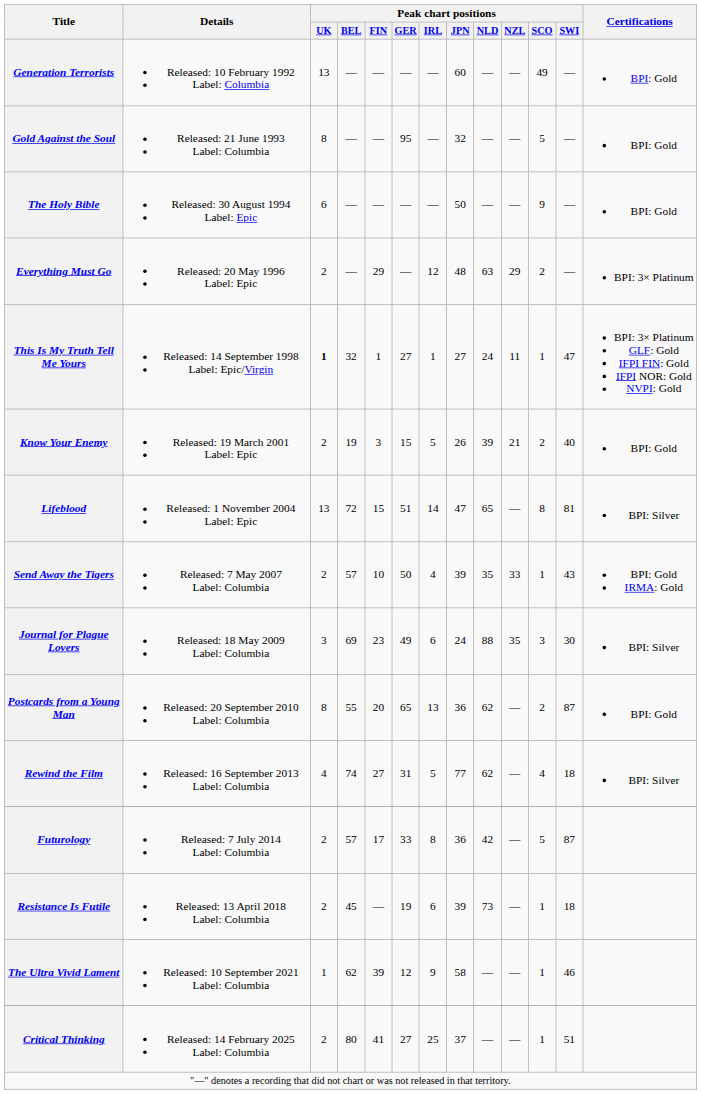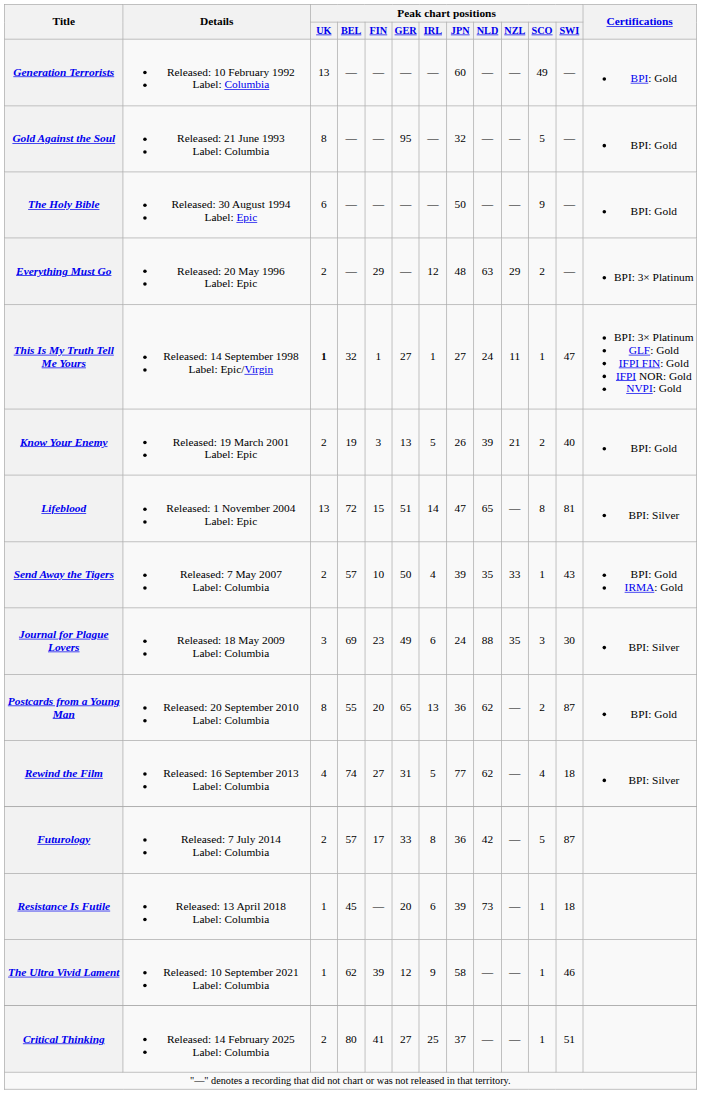(406, 442) 15 -> (406, 442) 13
(324, 906) 2 -> (324, 906) 1
(406, 906) 19 -> (406, 906) 20
